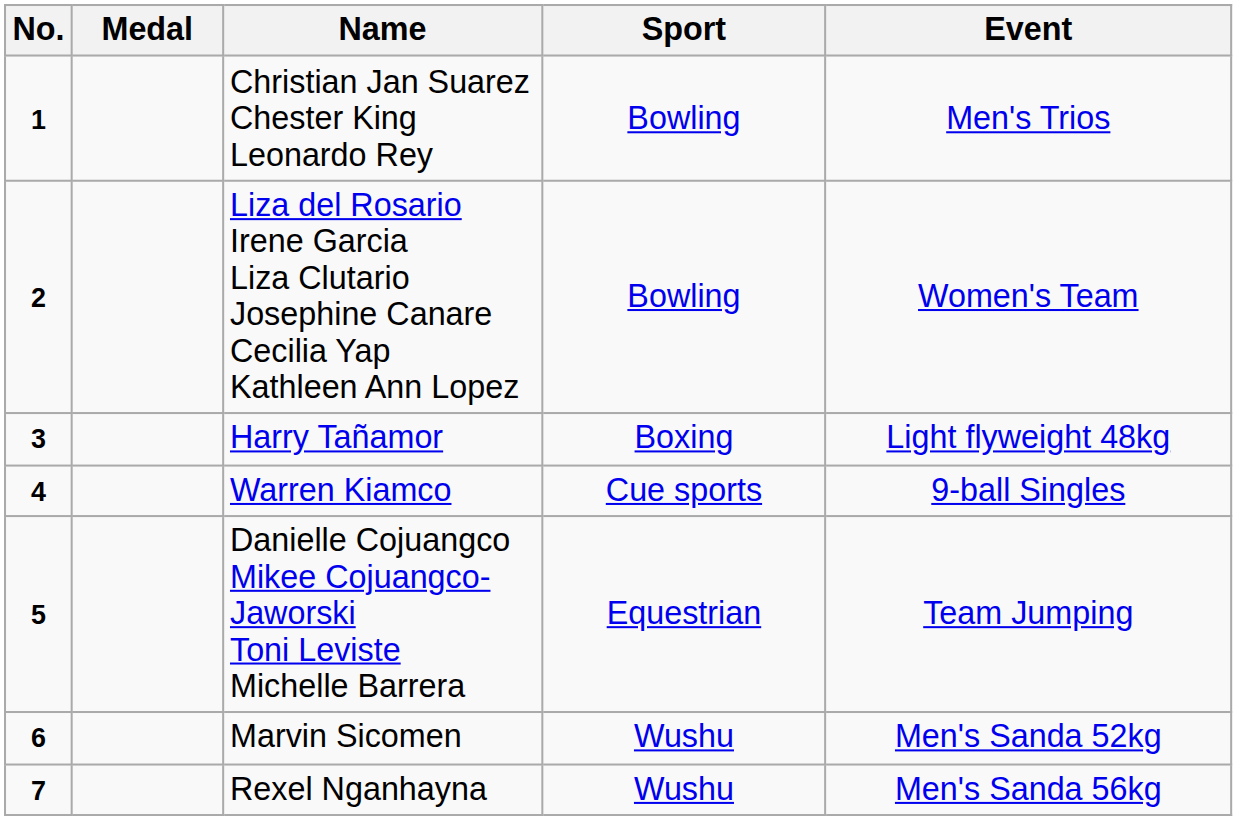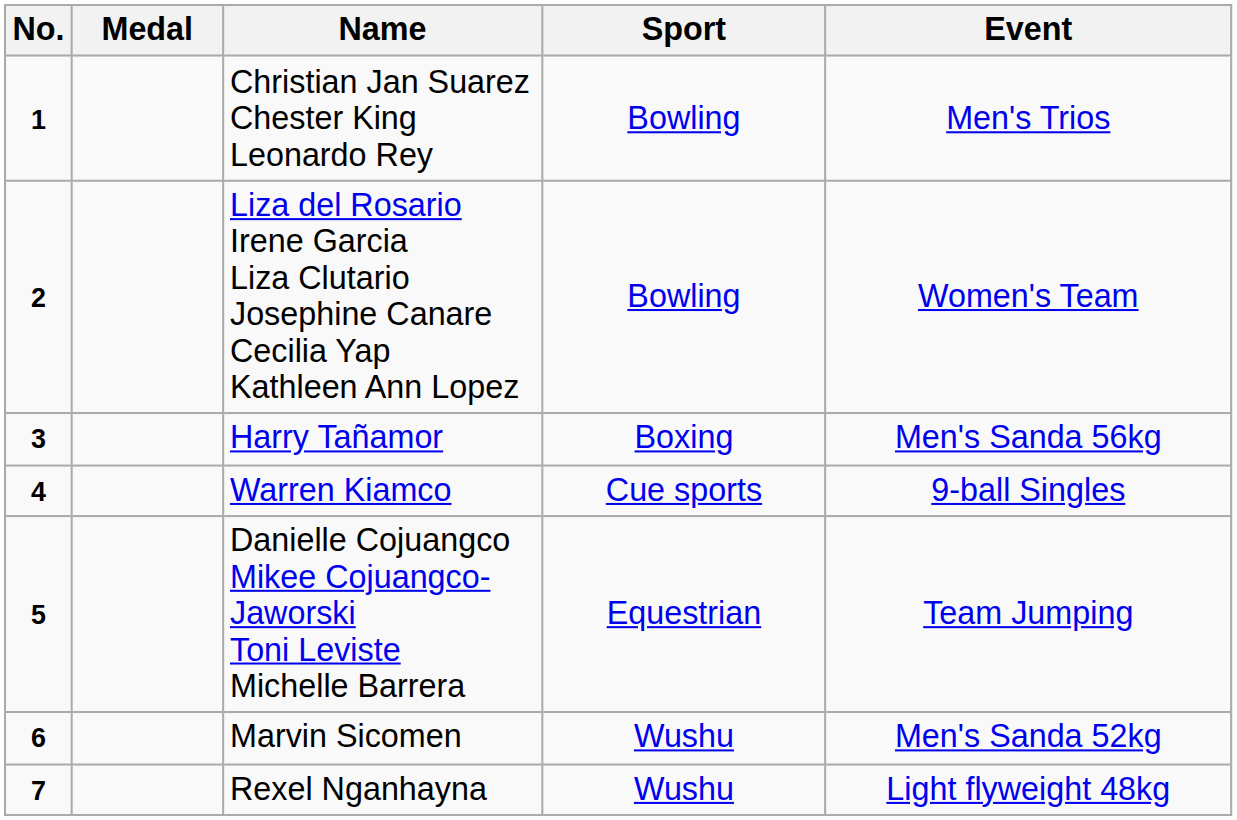(1028, 438) Light flyweight 48kg -> (1028, 438) Men's Sanda 56kg
(1028, 788) Men's Sanda 56kg -> (1028, 788) Light flyweight 48kg
